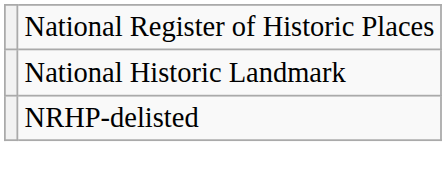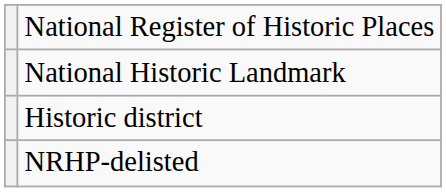+ row: (114, 117)
